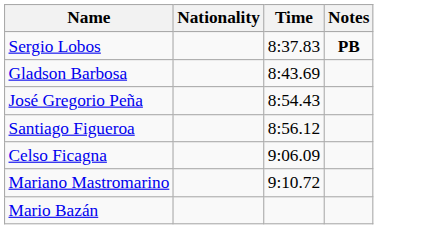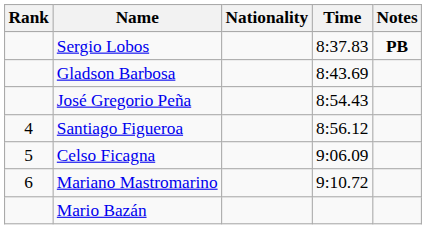+ column: (29, 18)
